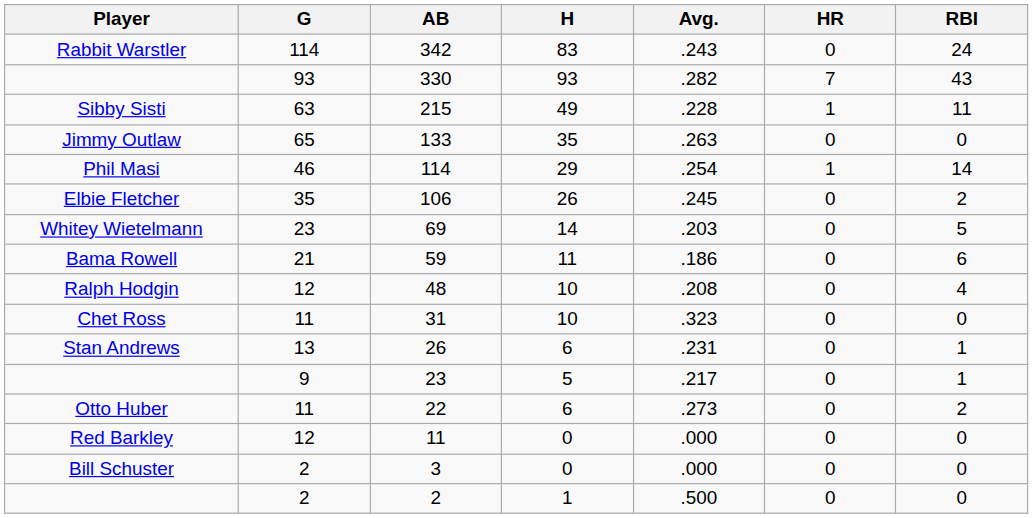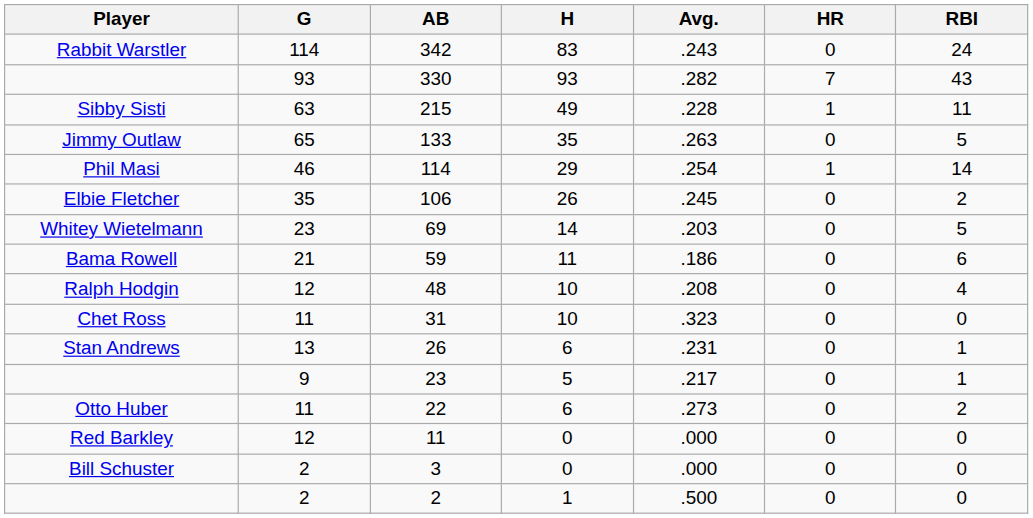(962, 139) 0 -> (962, 139) 5
